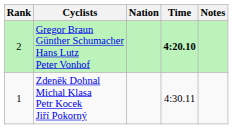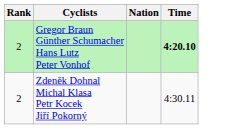- column: (213, 12)
(19, 98) 1 -> (19, 98) 2
